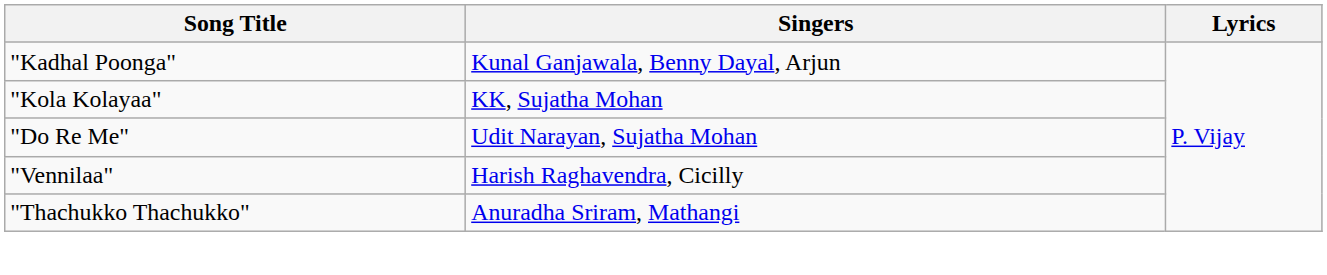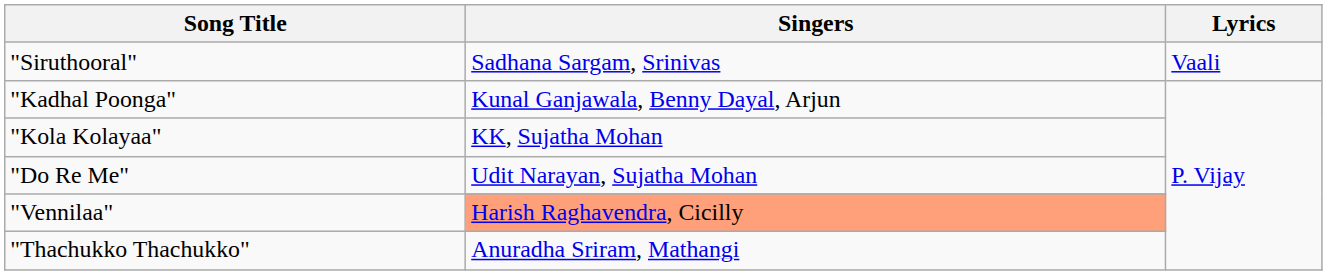+ row: (74, 61)
(607, 174) no background -> (607, 212) lightsalmon background
